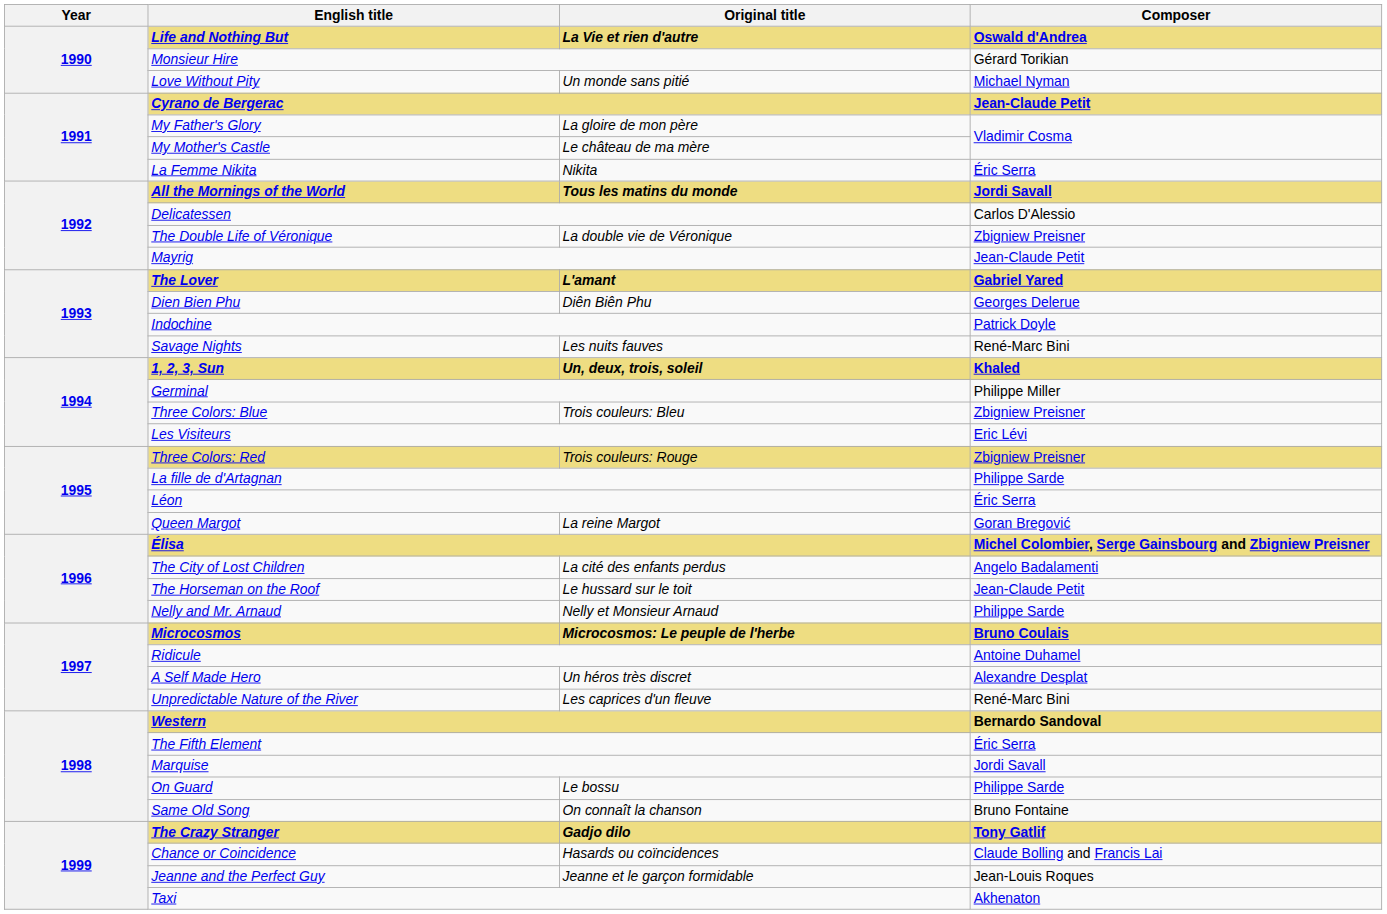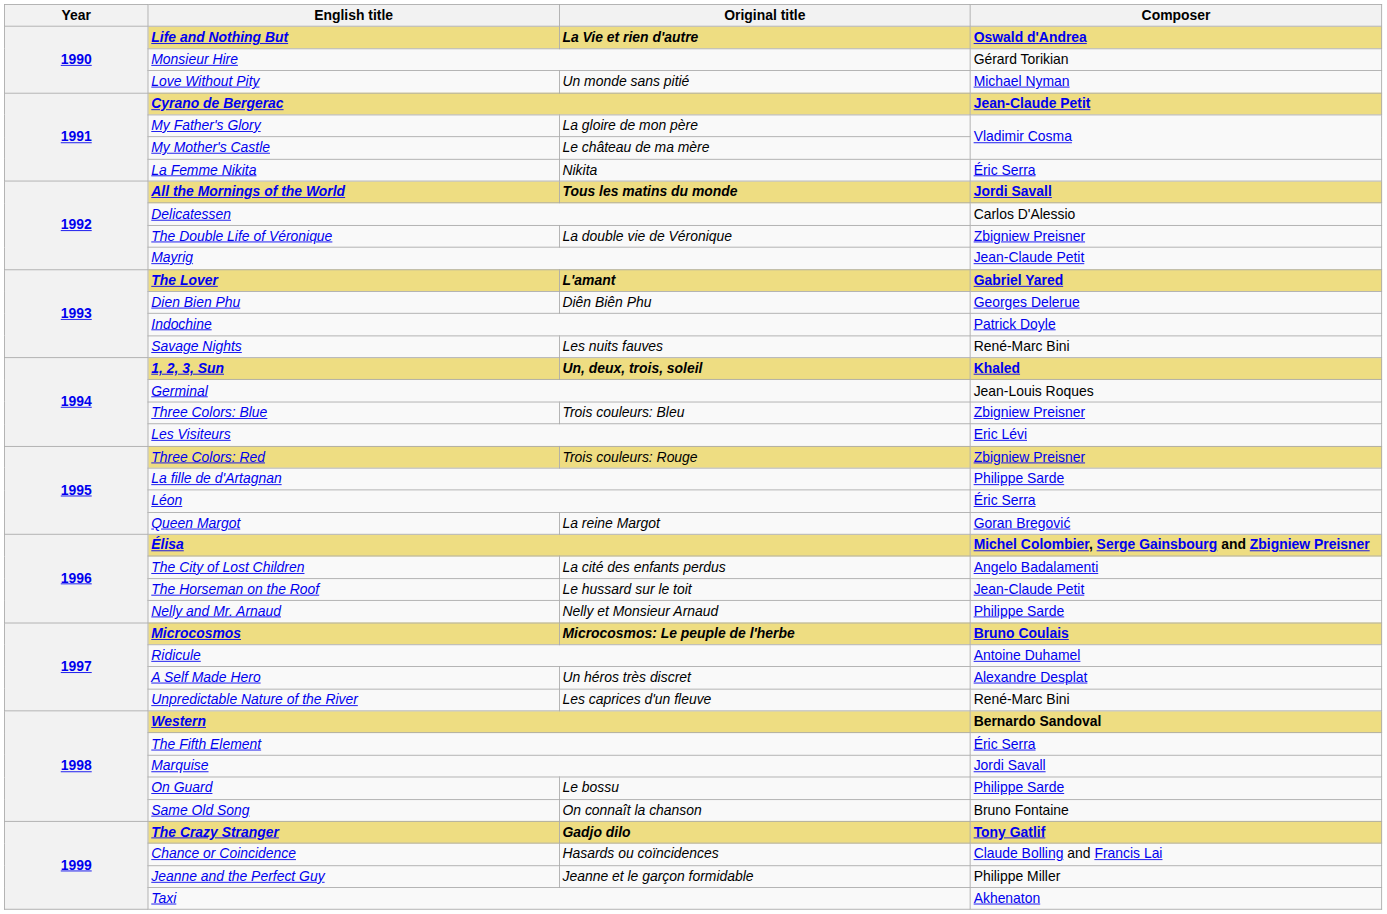(1017, 390) Philippe Miller -> (1034, 390) Jean-Louis Roques
(1034, 876) Jean-Louis Roques -> (1017, 876) Philippe Miller
